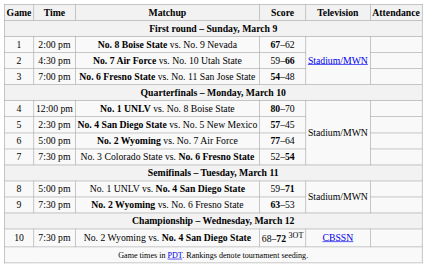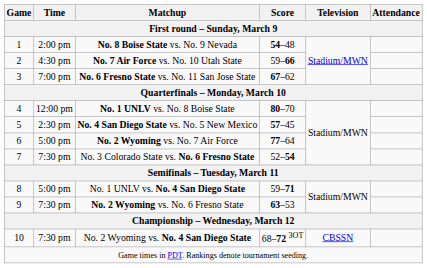(283, 44) 67–62 -> (283, 44) 54–48
(283, 76) 54–48 -> (283, 76) 67–62
